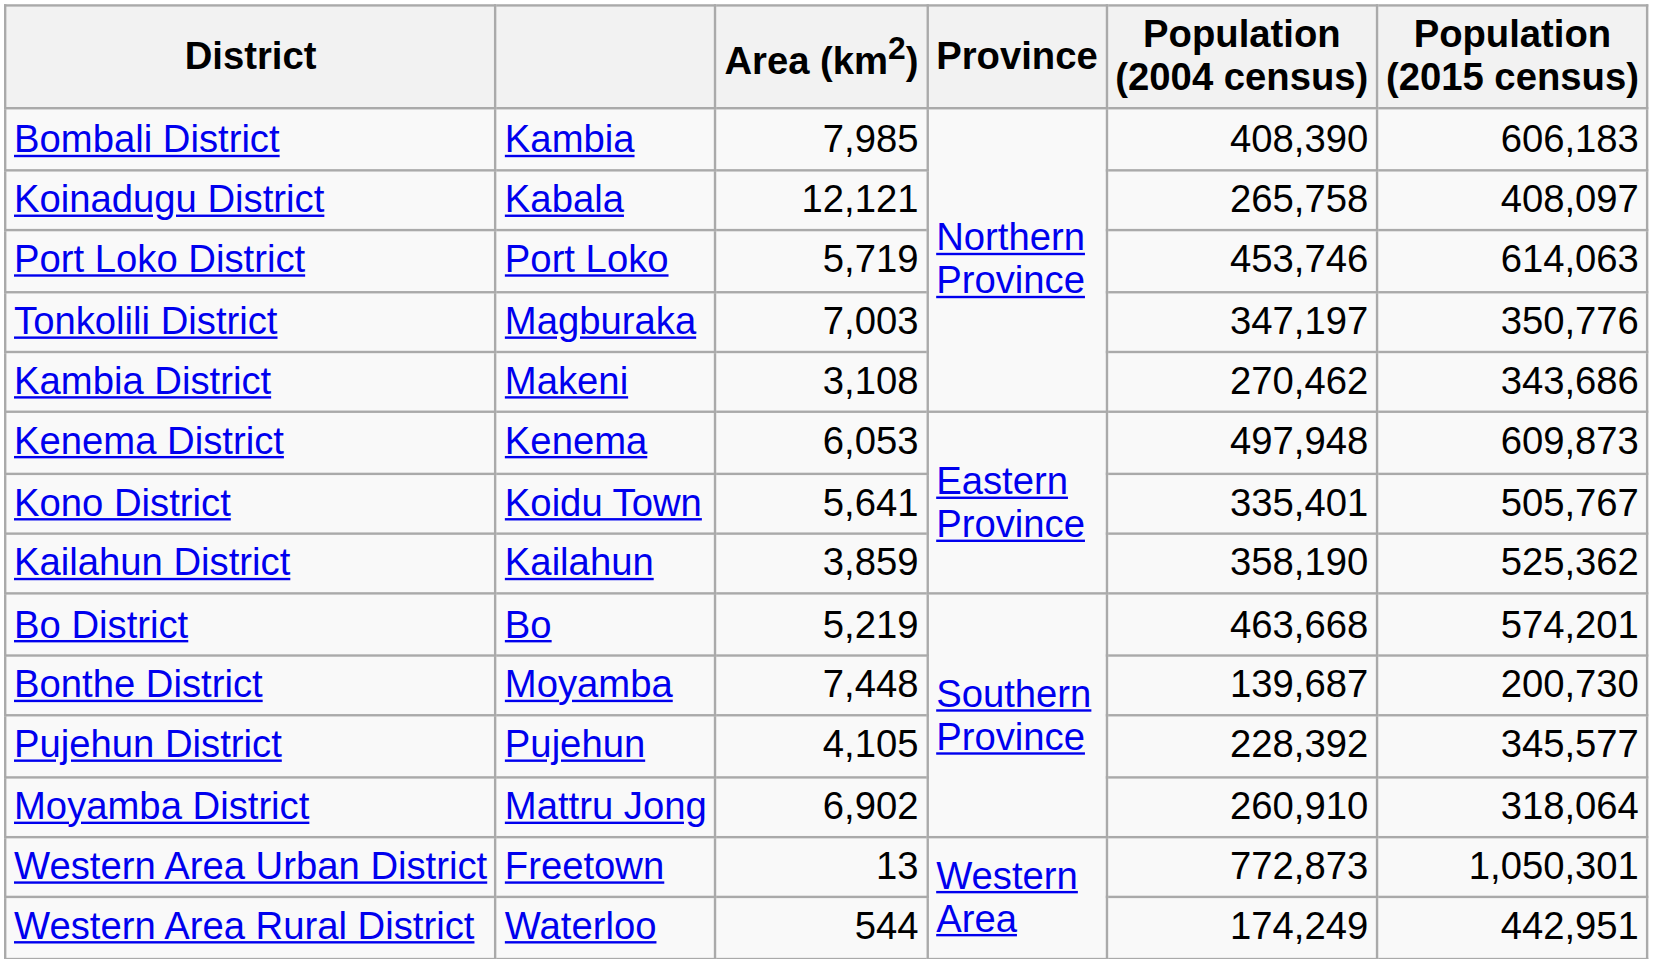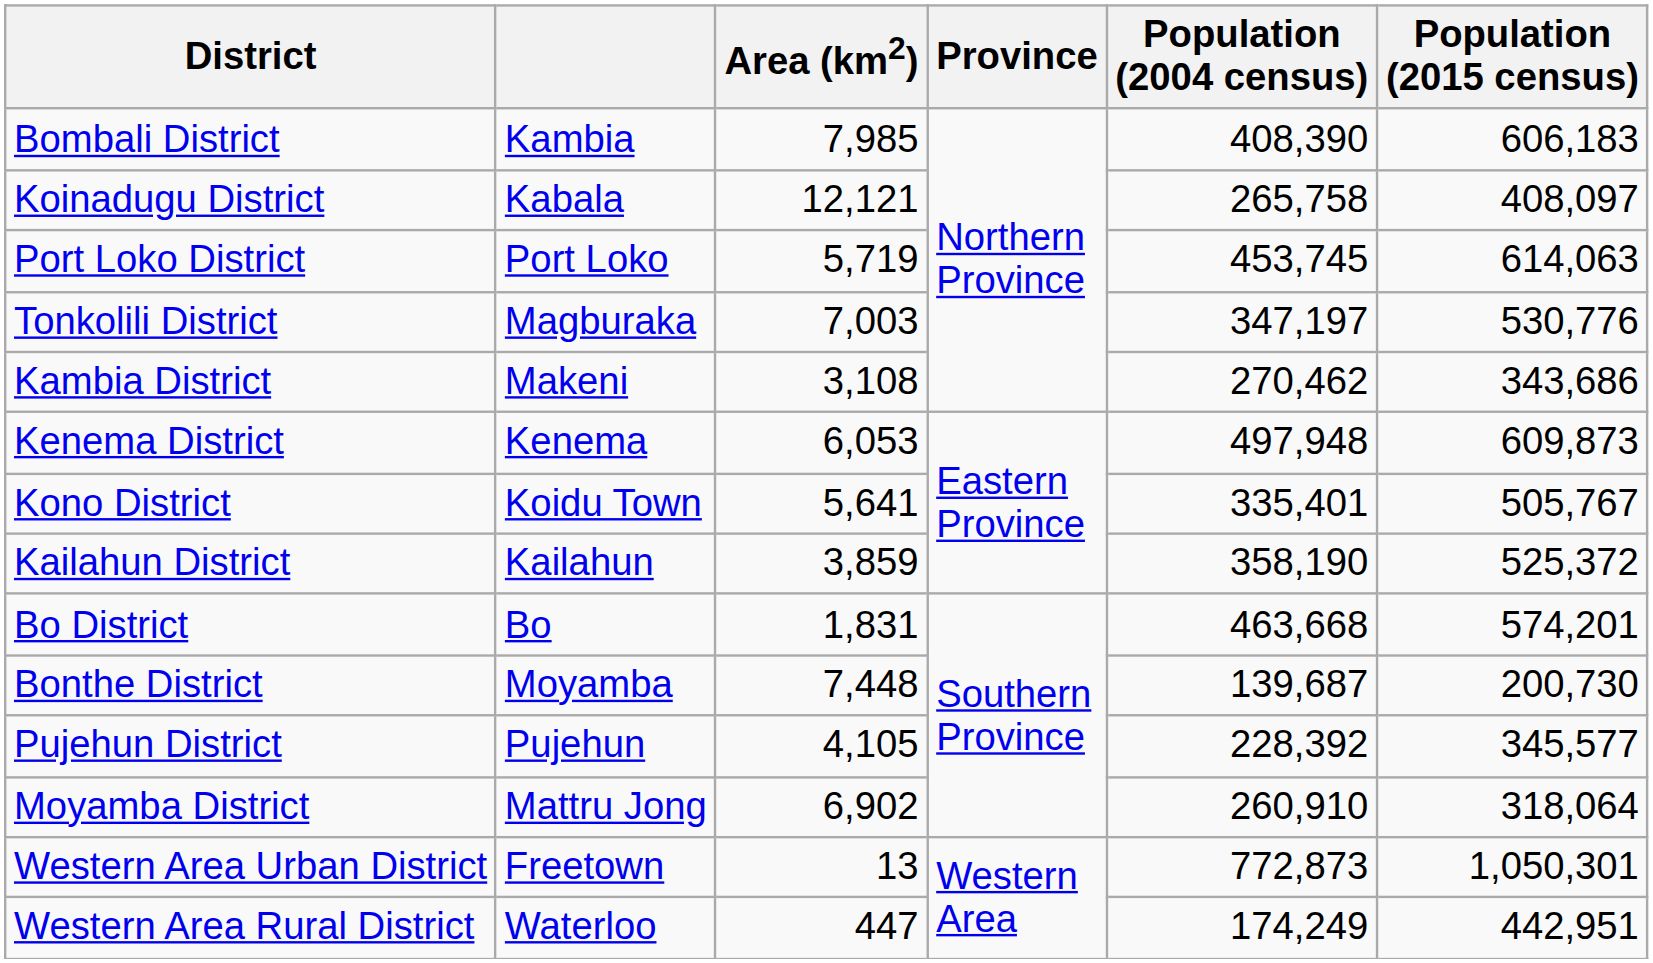(1299, 260) 453,746 -> (1299, 260) 453,745
(1570, 320) 350,776 -> (1570, 320) 530,776
(1570, 563) 525,362 -> (1570, 563) 525,372
(871, 623) 5,219 -> (871, 623) 1,831
(887, 927) 544 -> (887, 927) 447
